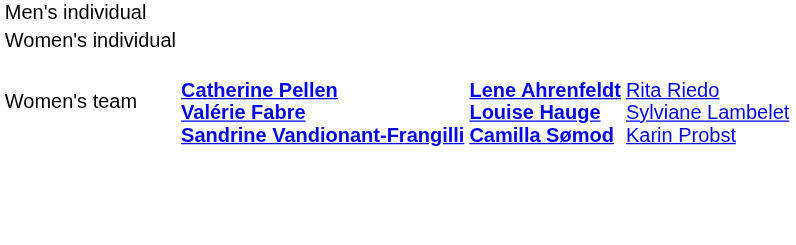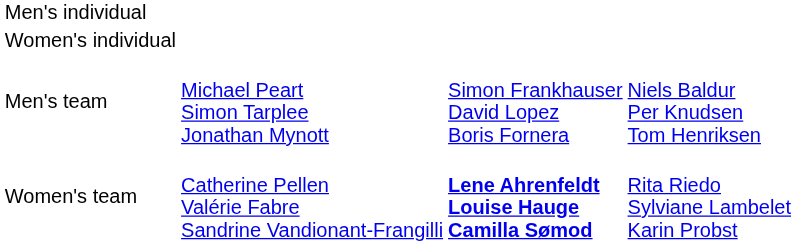+ row: (56, 101)
(323, 112) bold -> (312, 207) normal
